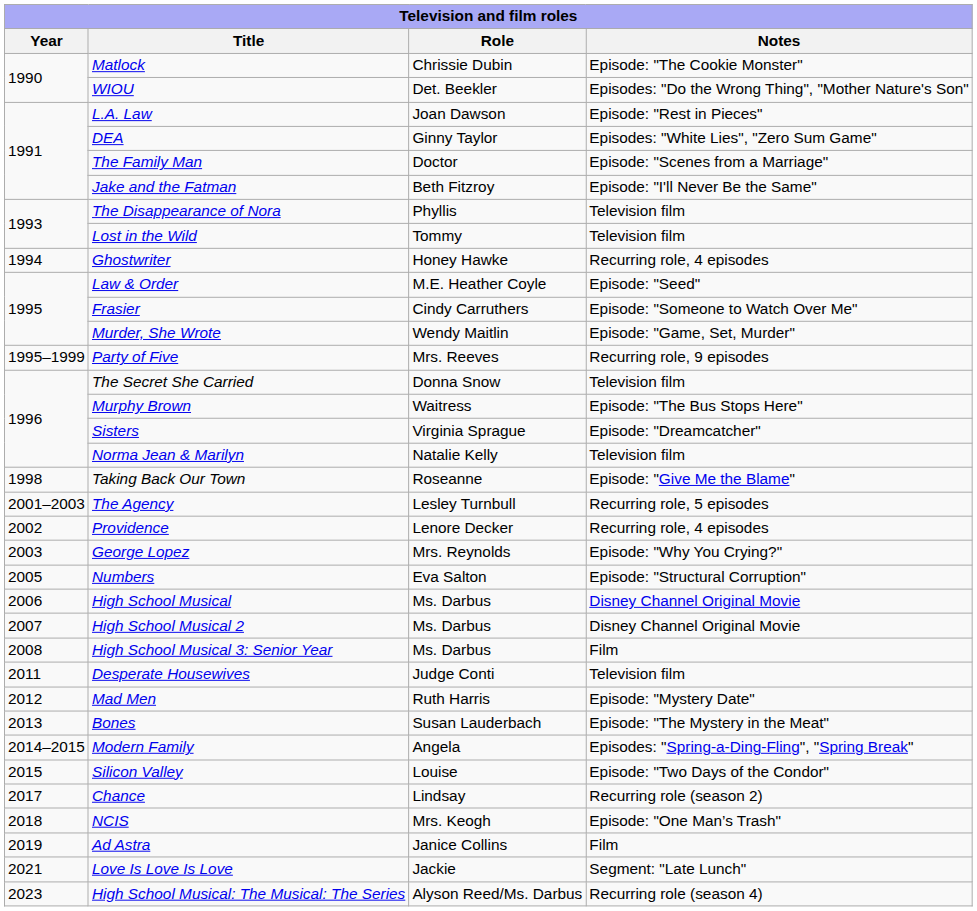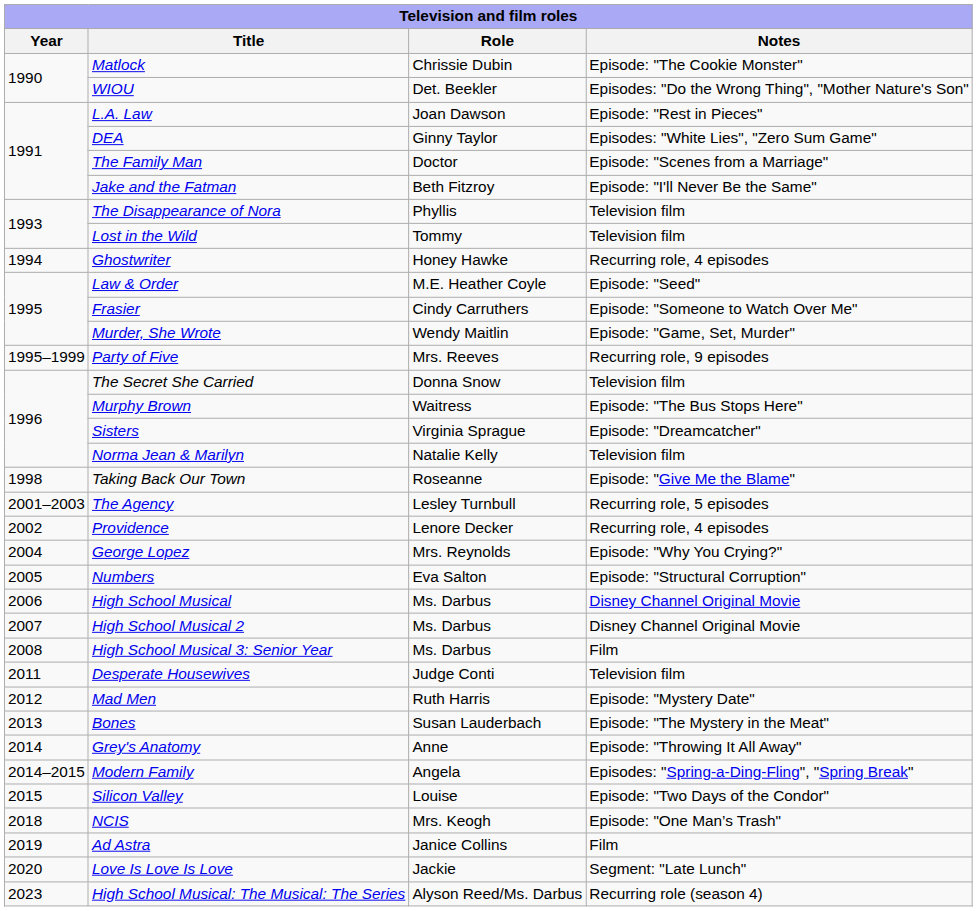(25, 552) 2003 -> (25, 552) 2004
+ row: (146, 747)
- row: (118, 796)
(25, 869) 2021 -> (25, 869) 2020
